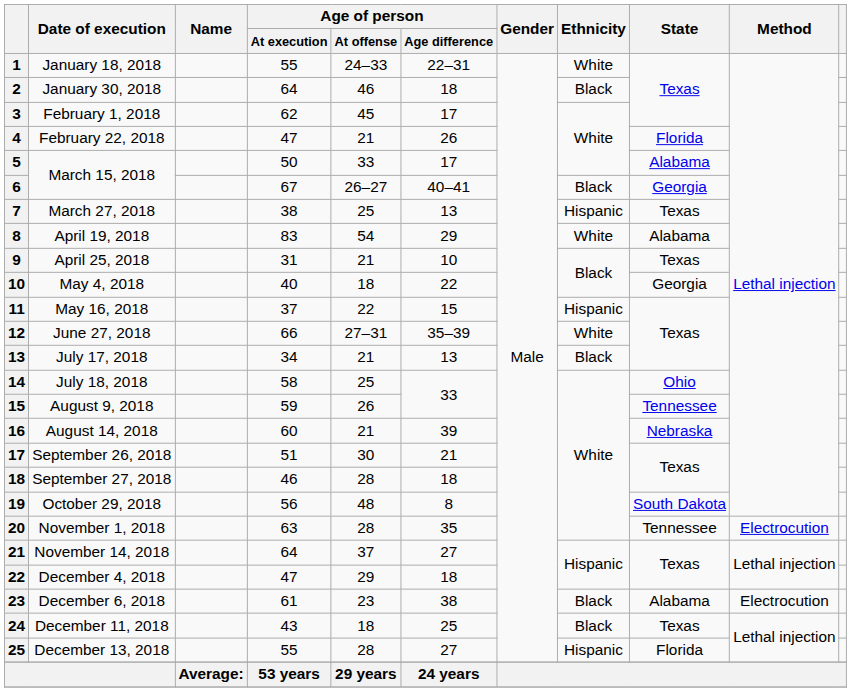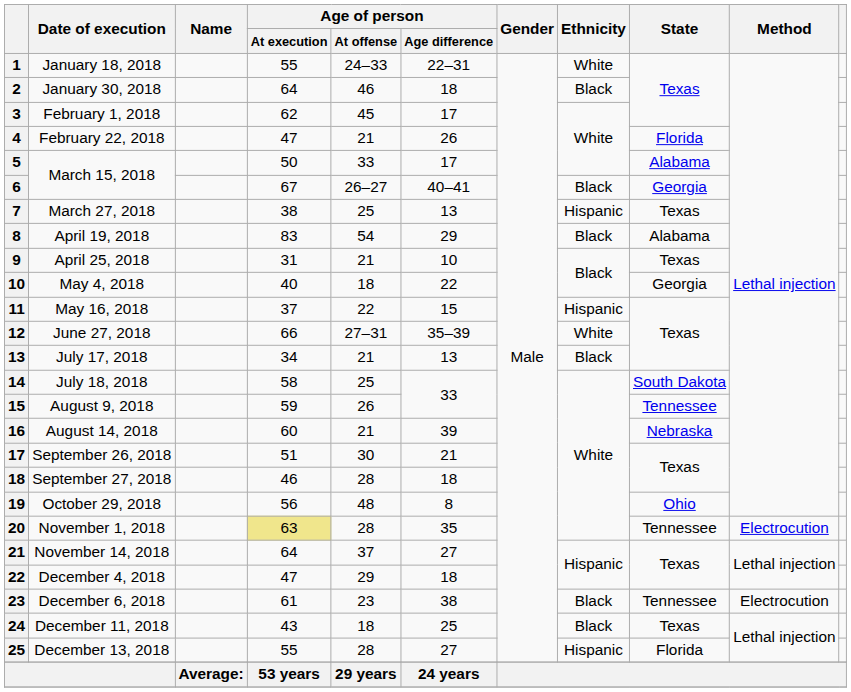(593, 235) White -> (593, 235) Black
(680, 382) Ohio -> (680, 382) South Dakota
(680, 503) South Dakota -> (680, 503) Ohio
(289, 528) no background -> (289, 528) khaki background
(680, 601) Alabama -> (680, 601) Tennessee
